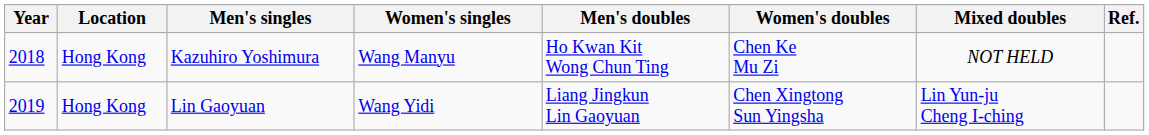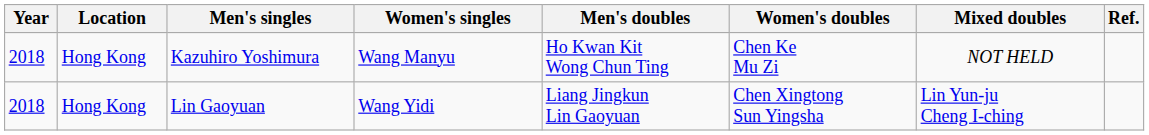(27, 105) 2019 -> (27, 105) 2018
